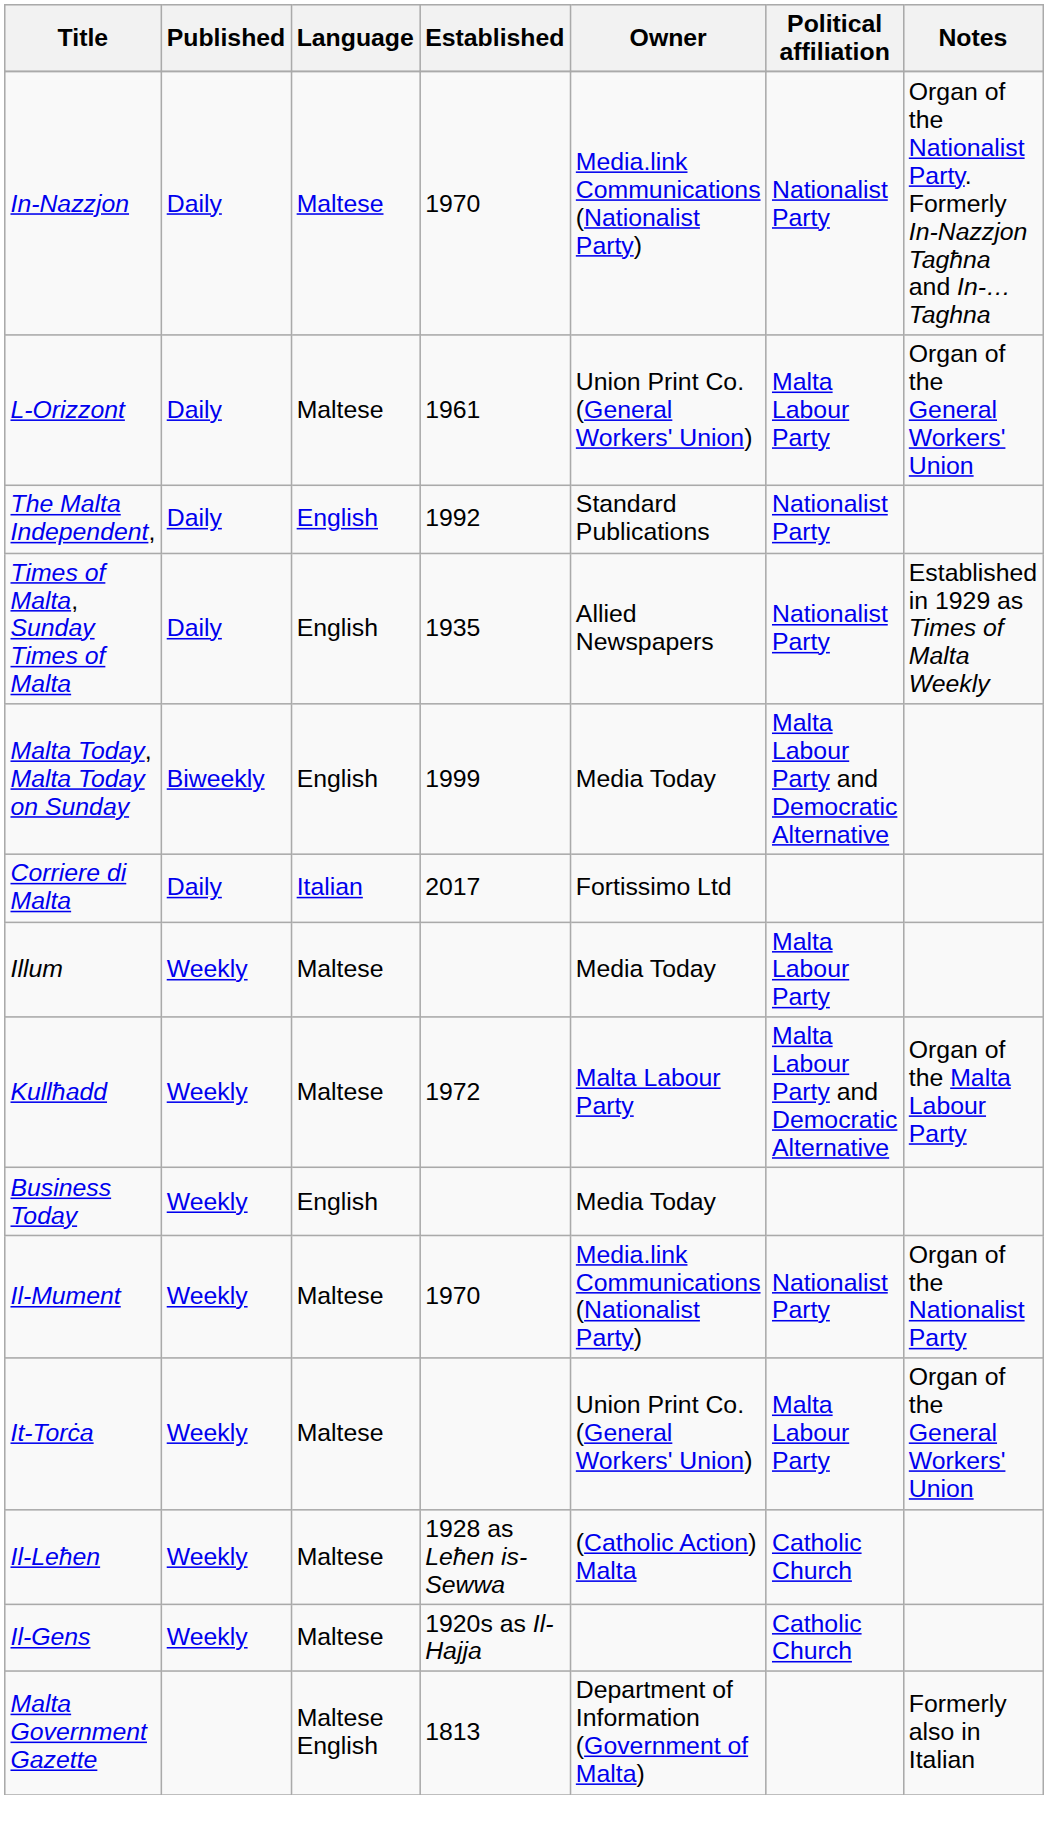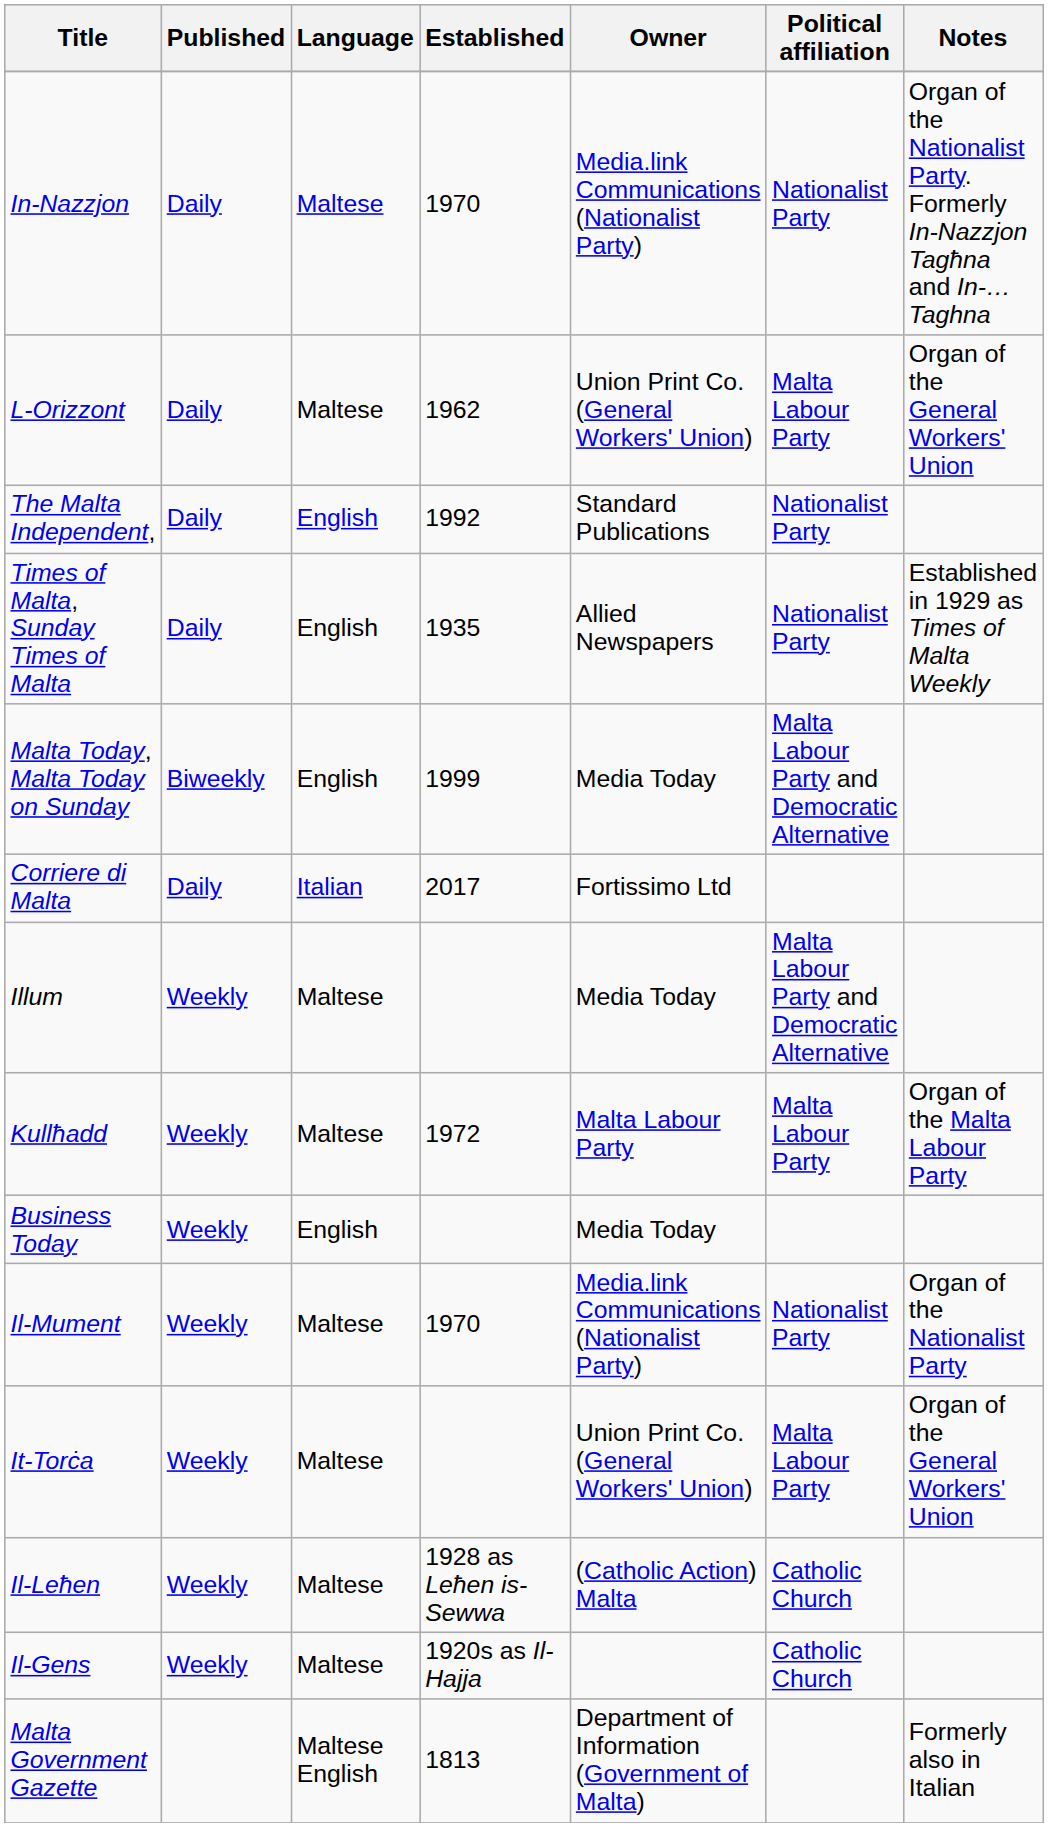(453, 409) 1961 -> (453, 409) 1962
(811, 969) Malta Labour Party -> (835, 996) Malta Labour Party and Democratic Alternative
(835, 1092) Malta Labour Party and Democratic Alternative -> (811, 1133) Malta Labour Party
